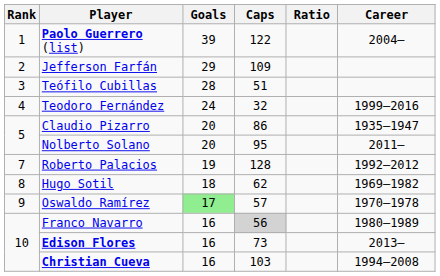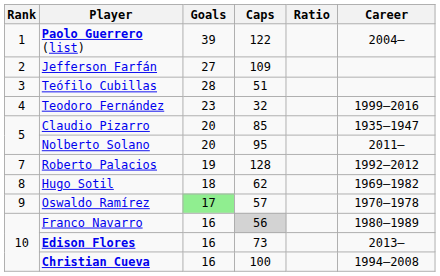(208, 67) 29 -> (208, 67) 27
(208, 106) 24 -> (208, 106) 23
(260, 125) 86 -> (260, 125) 85
(260, 262) 103 -> (260, 262) 100
